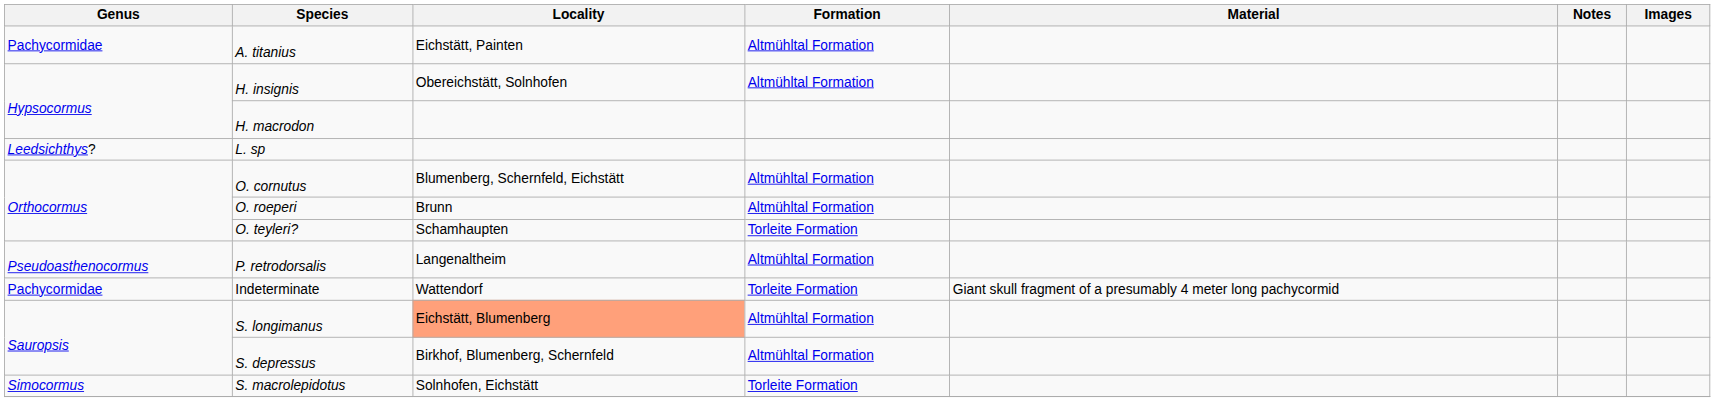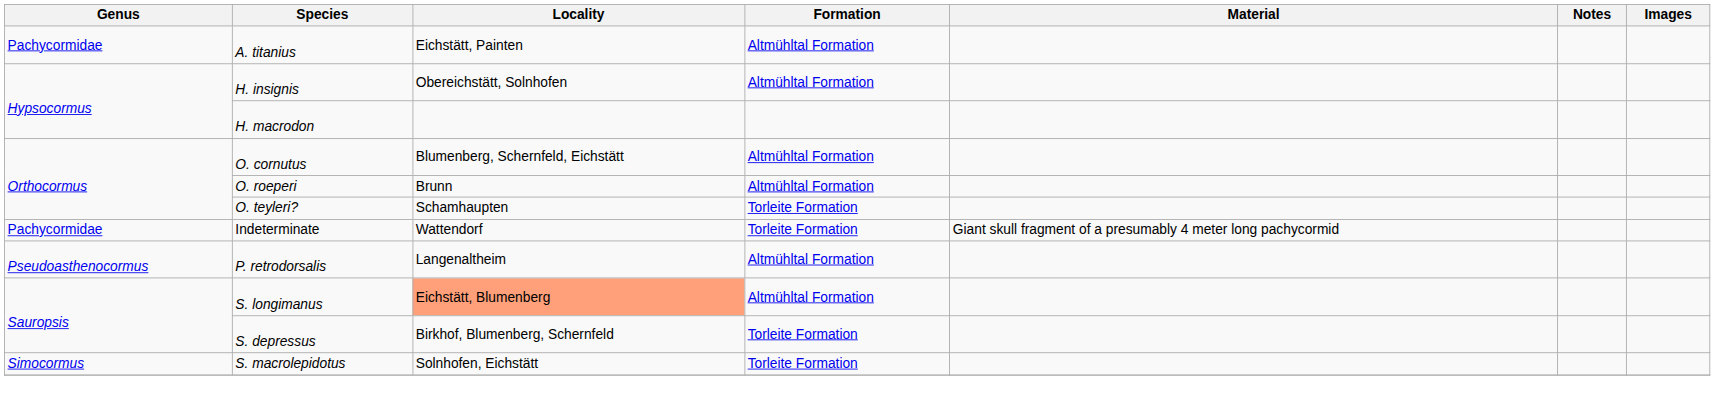- row: (250, 149)
rows swapped: (281, 267) <-> (277, 289)
(811, 356) Altmühltal Formation -> (803, 334) Torleite Formation
